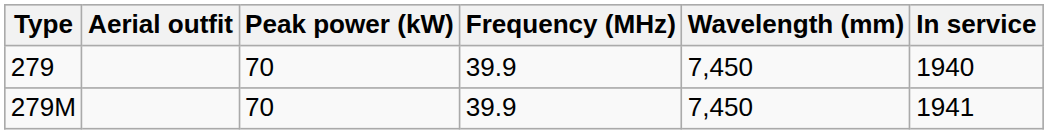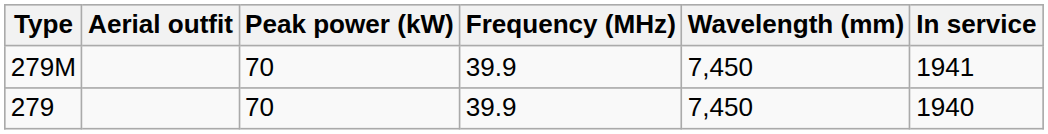rows swapped: (33, 66) <-> (43, 107)
